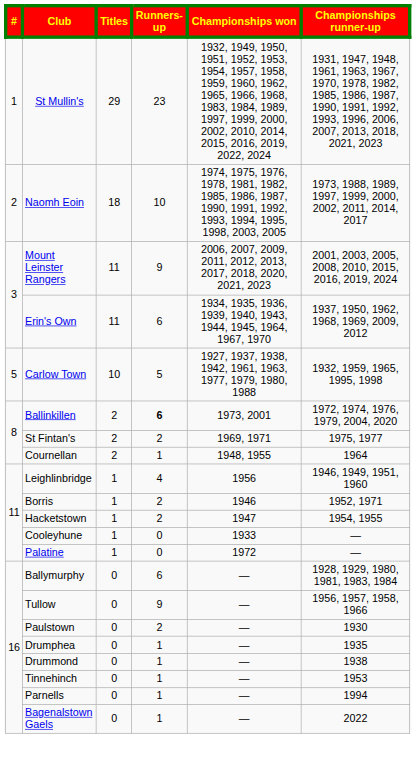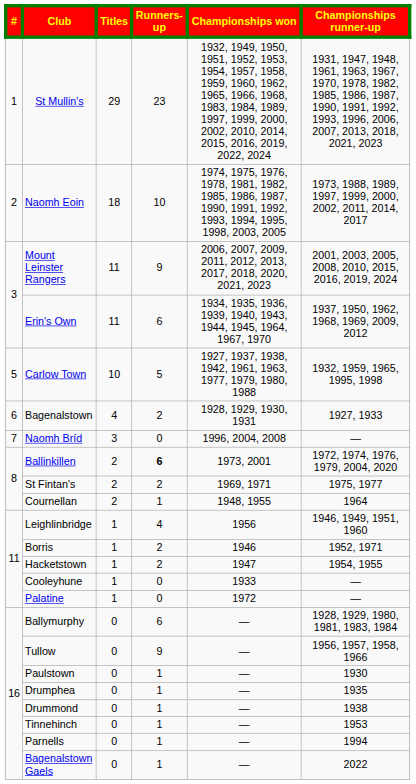+ row: (59, 415)
+ row: (54, 438)
(159, 628) 2 -> (159, 674) 1
